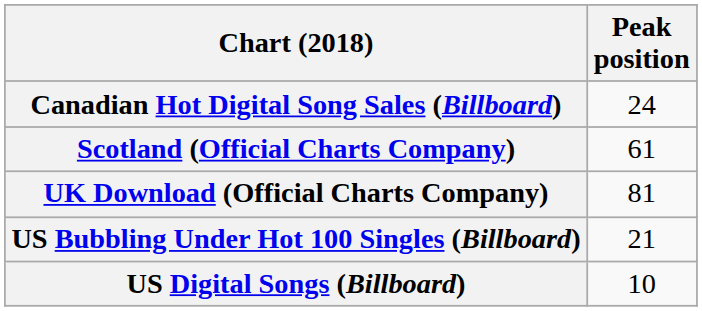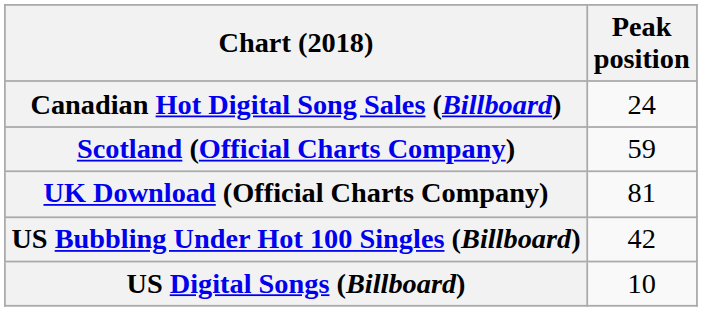(642, 148) 61 -> (642, 148) 59
(642, 238) 21 -> (642, 238) 42
